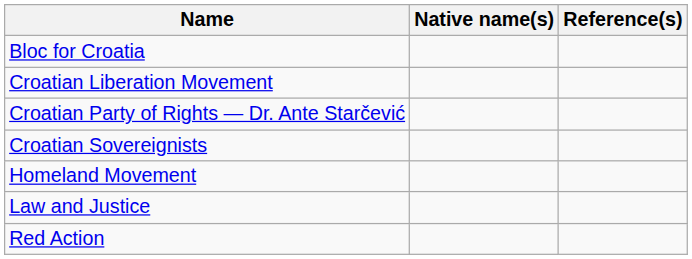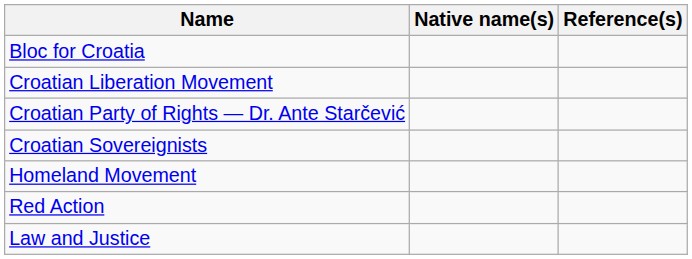rows swapped: (57, 238) <-> (80, 207)
